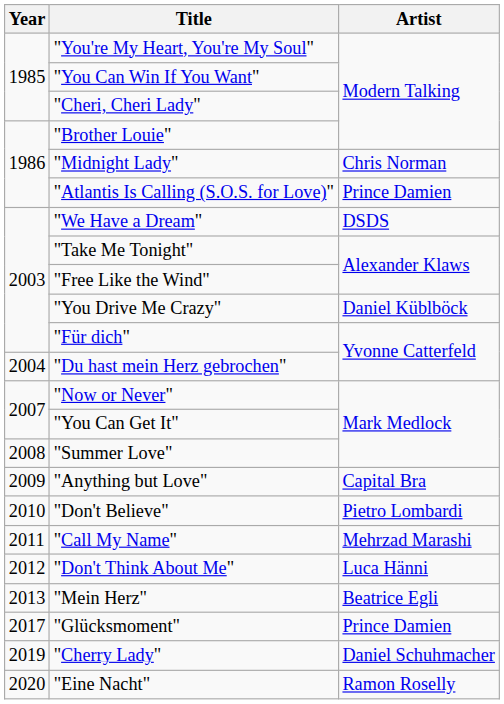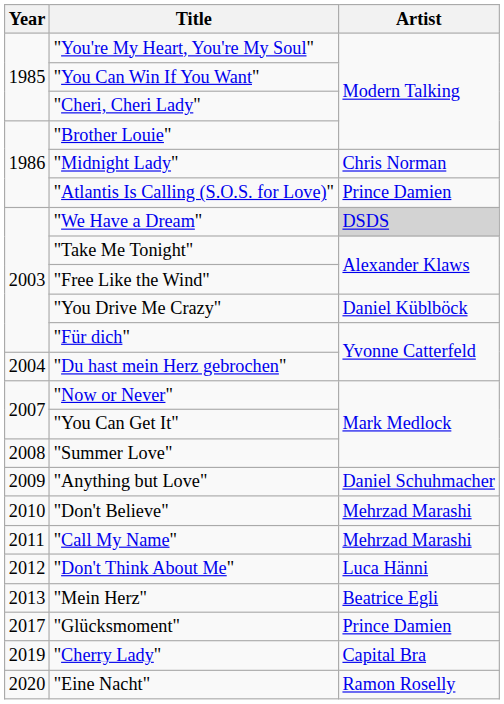(366, 221) no background -> (366, 221) lightgrey background
(384, 481) Capital Bra -> (419, 481) Daniel Schuhmacher
(402, 510) Pietro Lombardi -> (407, 510) Mehrzad Marashi
(419, 655) Daniel Schuhmacher -> (384, 655) Capital Bra
